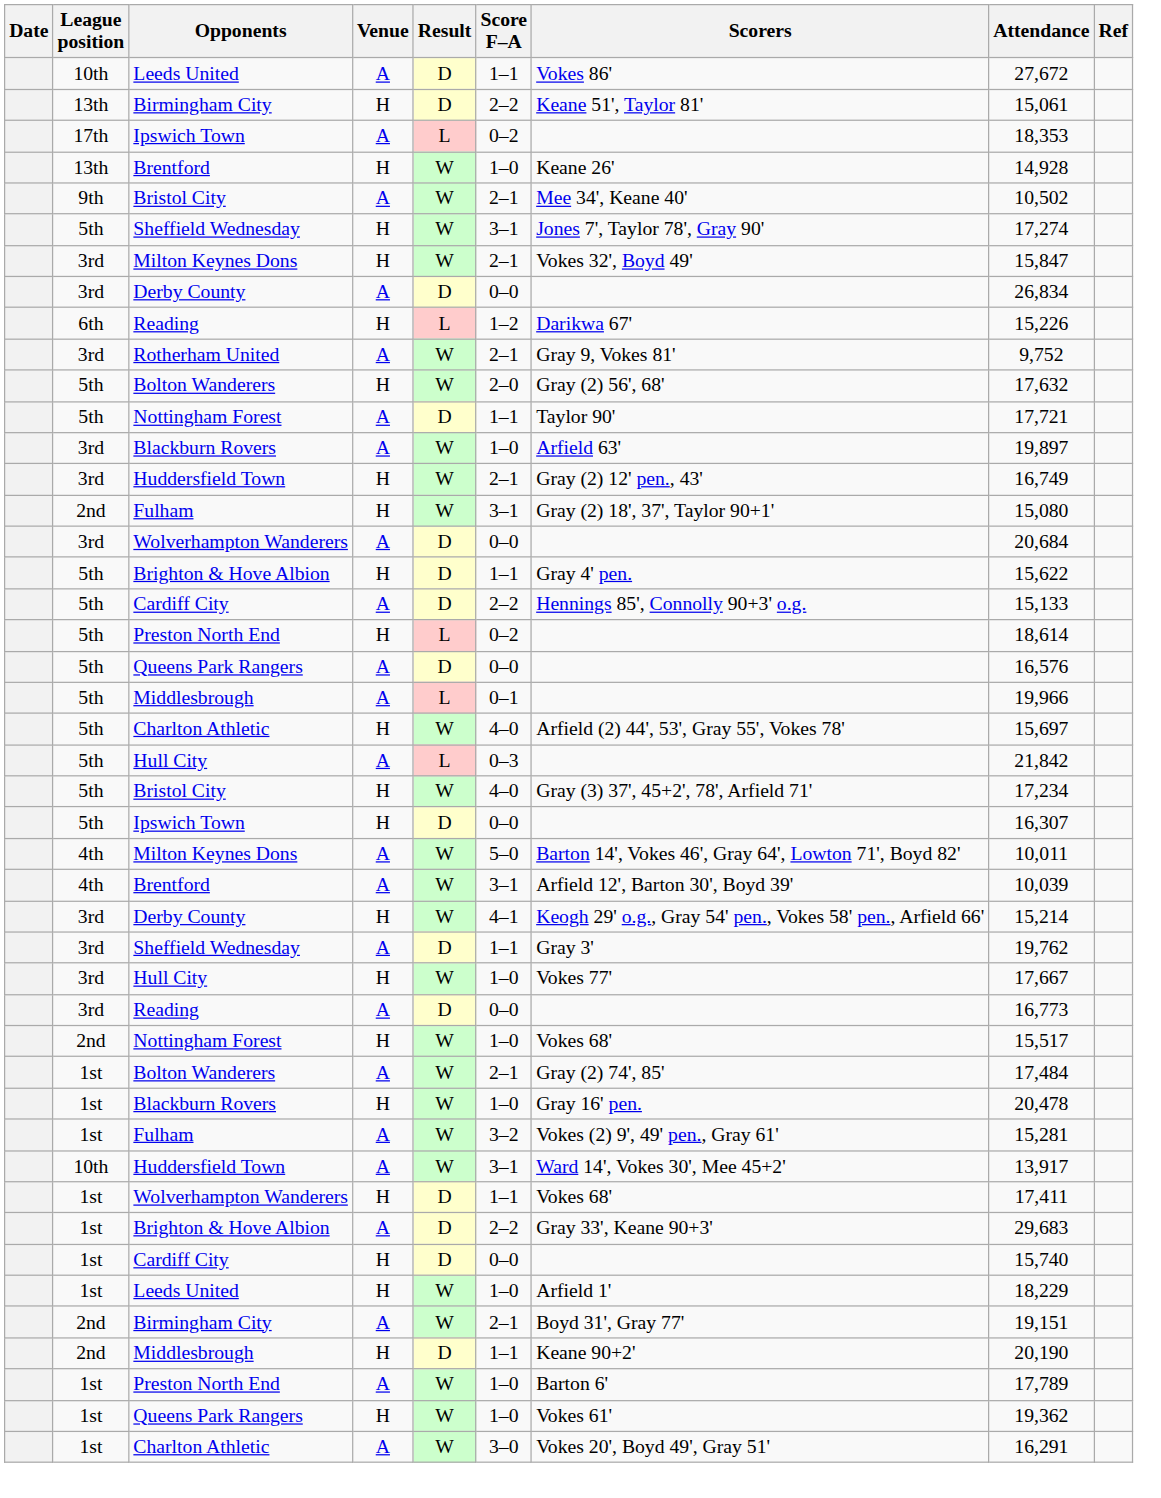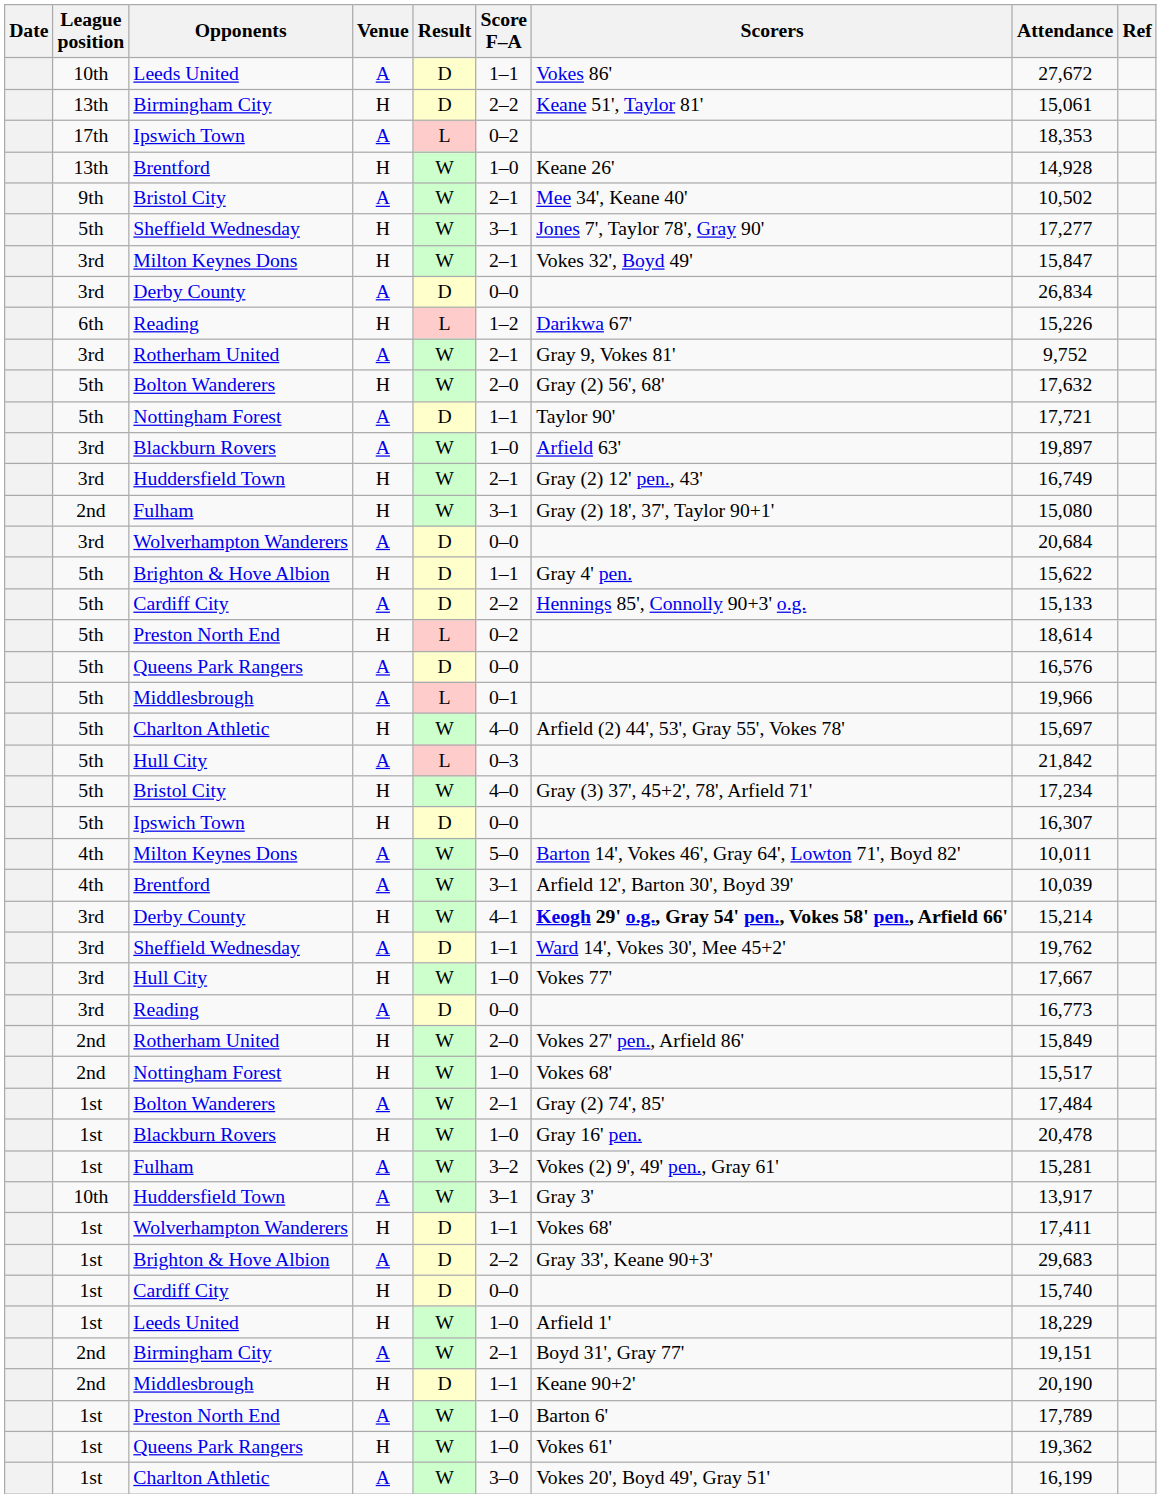(1041, 229) 17,274 -> (1065, 229) 17,277
(760, 916) normal -> (772, 916) bold
(565, 947) Gray 3' -> (661, 947) Ward 14', Vokes 30', Mee 45+2'
+ row: (206, 1041)
(661, 1165) Ward 14', Vokes 30', Mee 45+2' -> (565, 1197) Gray 3'
(1041, 1446) 16,291 -> (1065, 1477) 16,199
